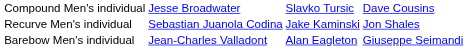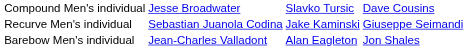(391, 24) Jon Shales -> (413, 24) Giuseppe Seimandi
(413, 40) Giuseppe Seimandi -> (391, 40) Jon Shales
